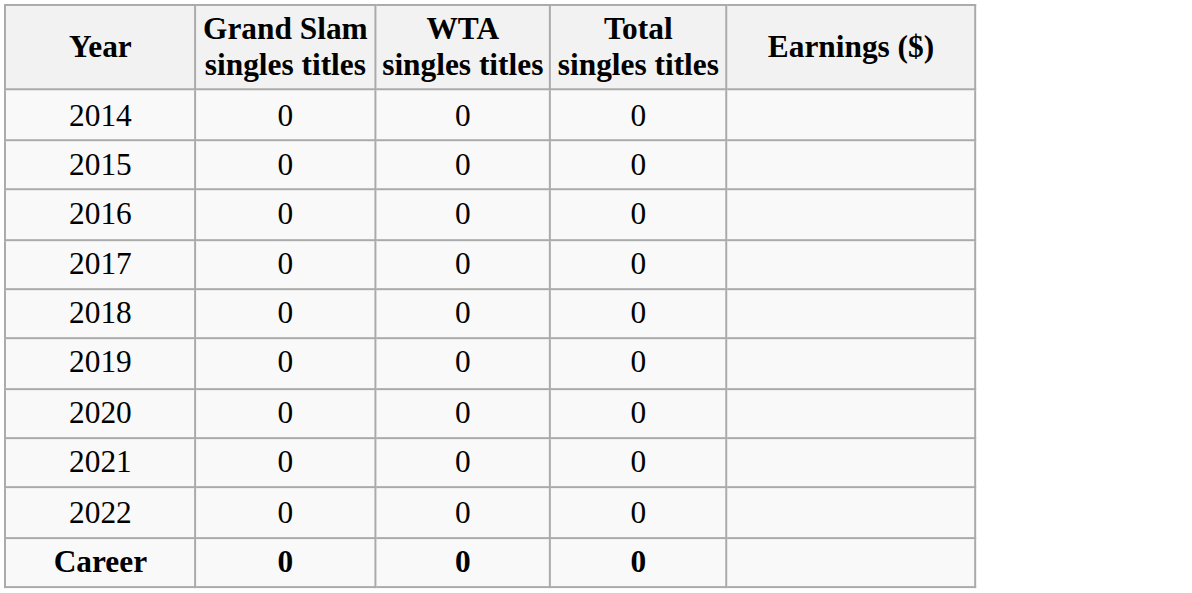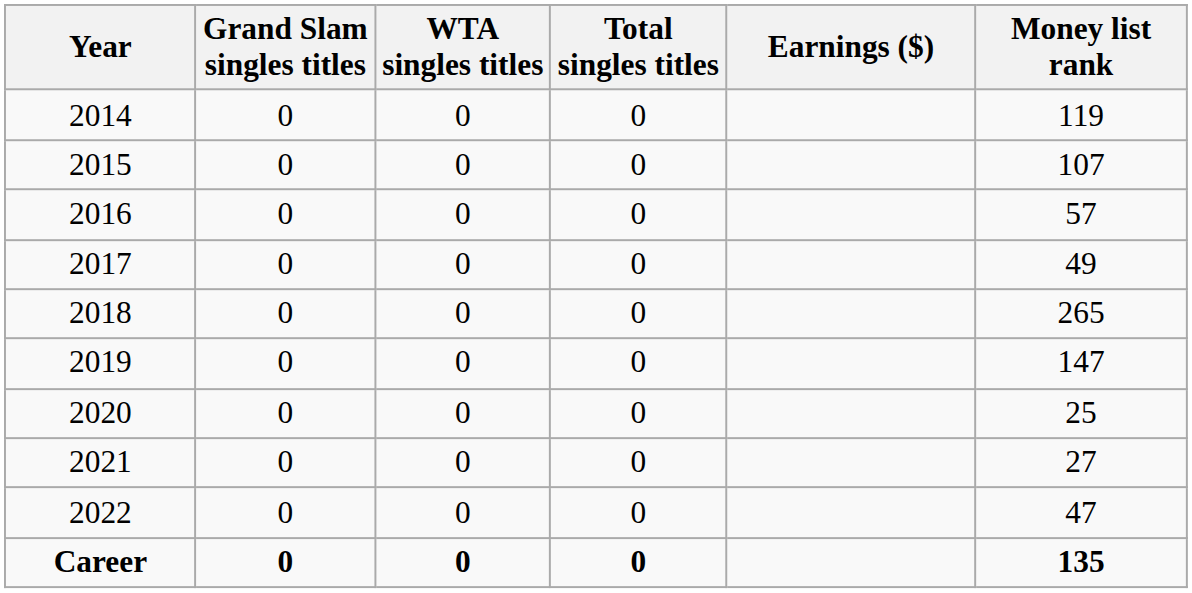+ column: (1081, 47)
